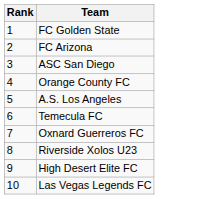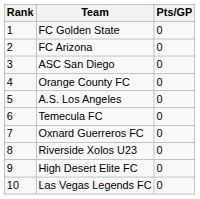+ column: (174, 13)
